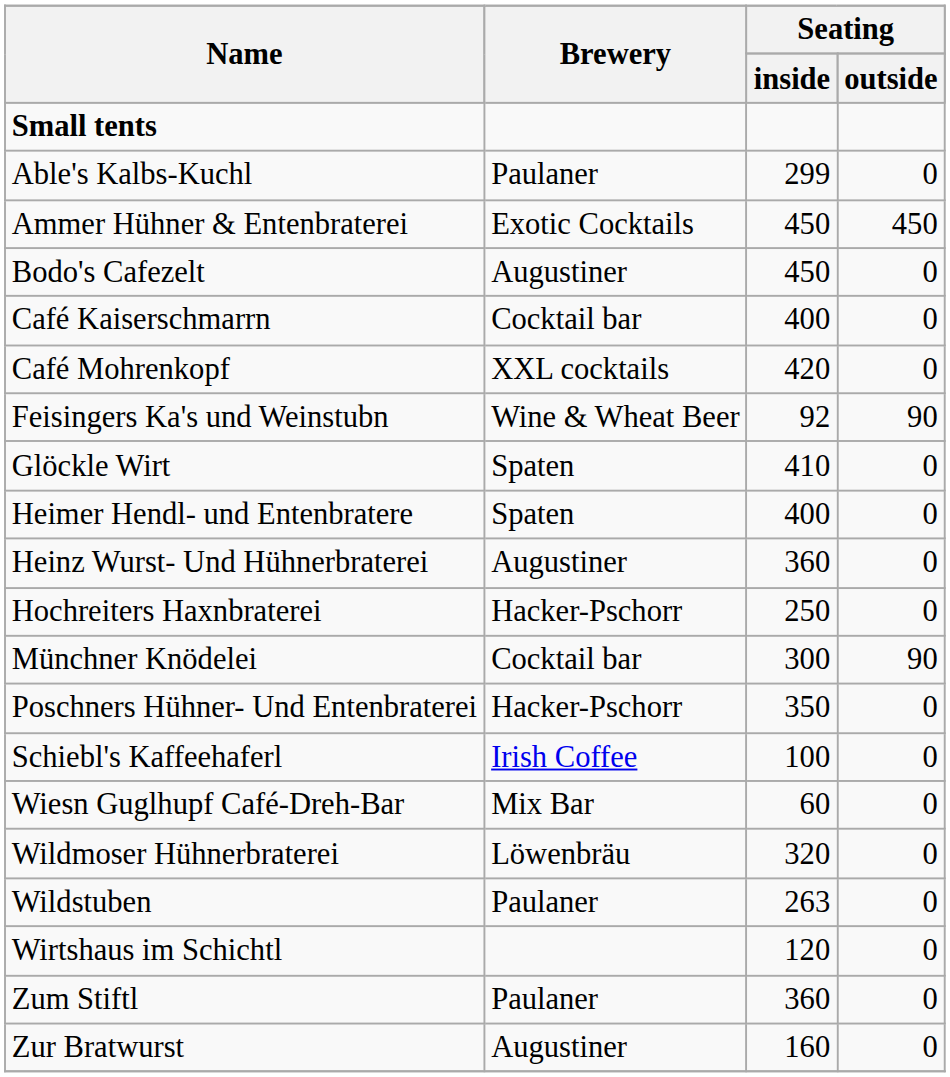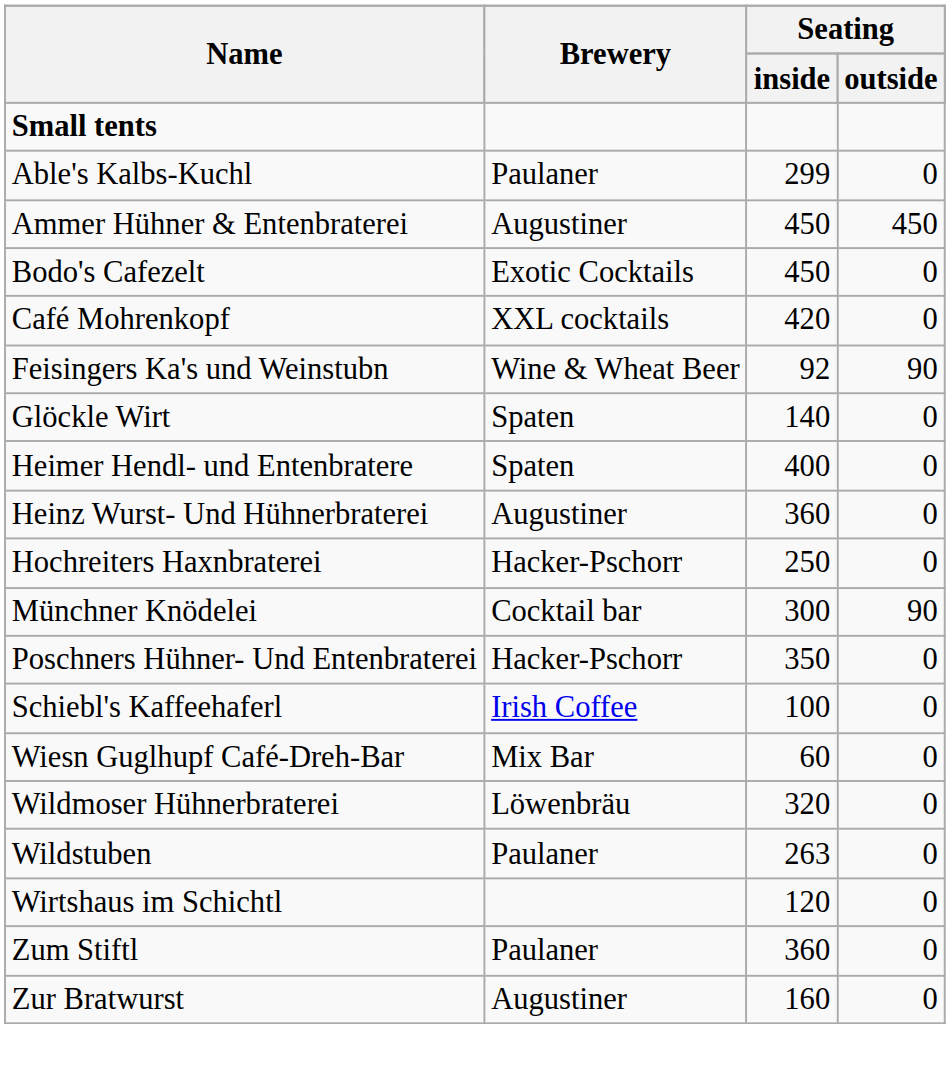(593, 223) Exotic Cocktails -> (559, 223) Augustiner
(559, 271) Augustiner -> (593, 271) Exotic Cocktails
- row: (141, 320)
(807, 465) 410 -> (807, 417) 140
